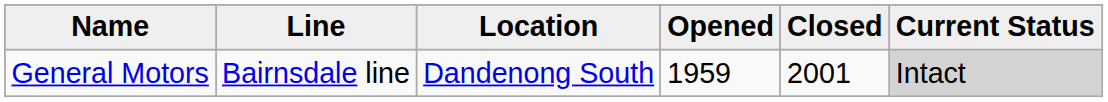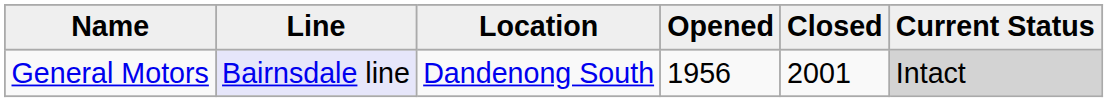(316, 72) no background -> (316, 72) lavender background
(699, 72) 1959 -> (699, 72) 1956
